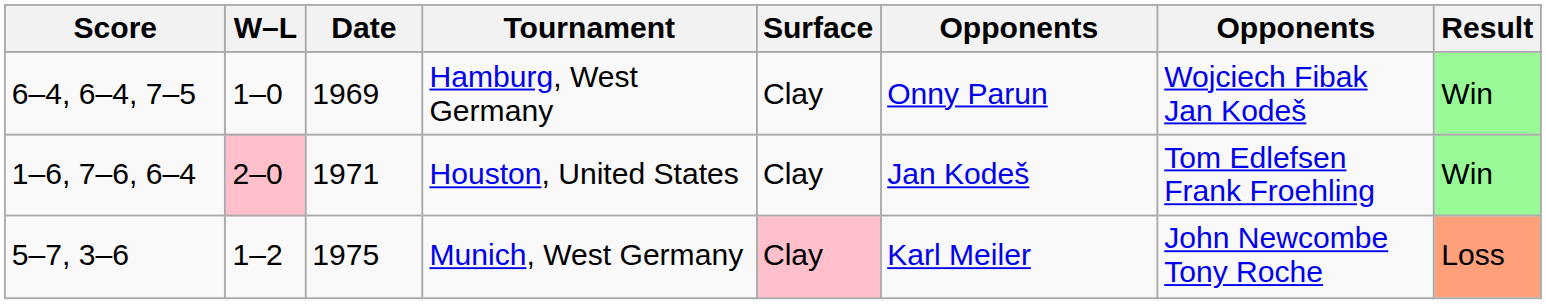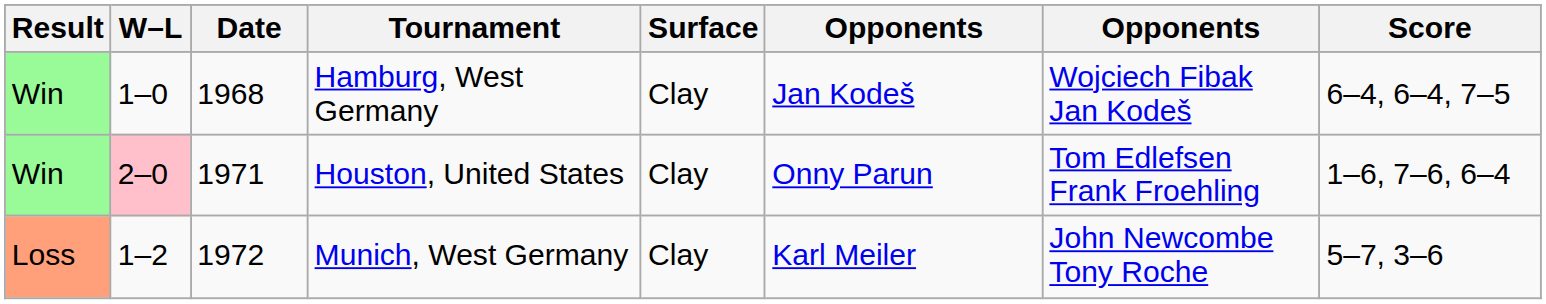columns swapped: (1487, 28) <-> (115, 28)
(346, 92) 1969 -> (231, 92) 1968
(967, 92) Onny Parun -> (843, 92) Jan Kodeš
(958, 174) Jan Kodeš -> (853, 174) Onny Parun
(346, 256) 1975 -> (231, 256) 1972
(793, 256) pink background -> (678, 256) no background
